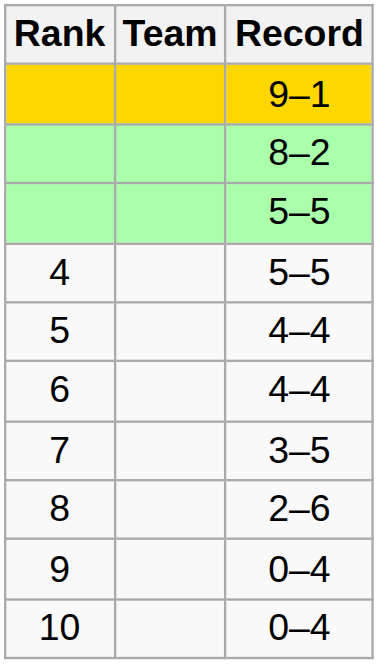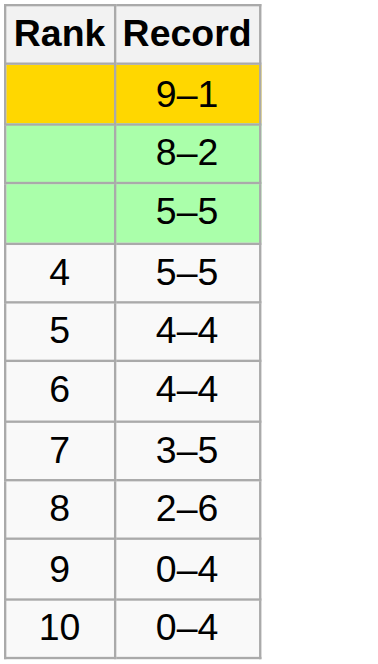- column: (170, 34)
